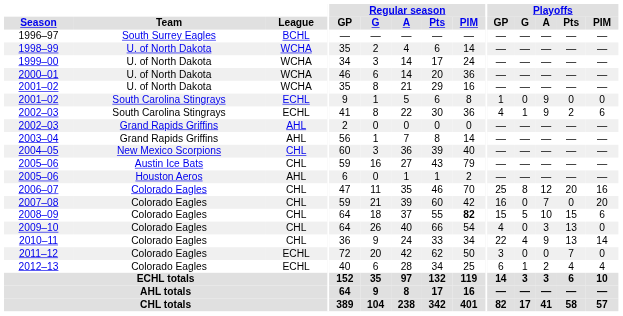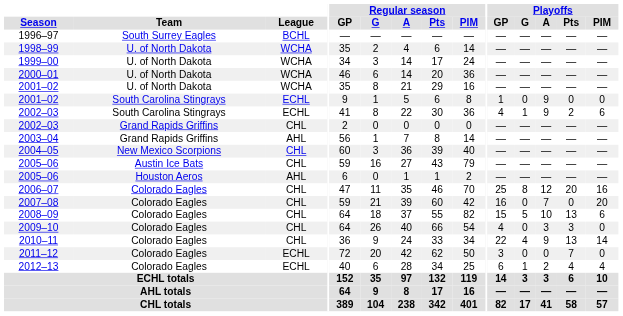(296, 125) AHL -> (296, 125) CHL
(469, 215) bold -> (469, 215) normal
(571, 215) 15 -> (571, 215) 13
(571, 228) 13 -> (571, 228) 3
